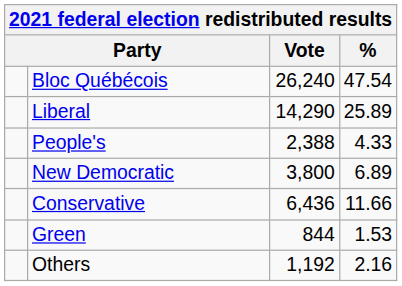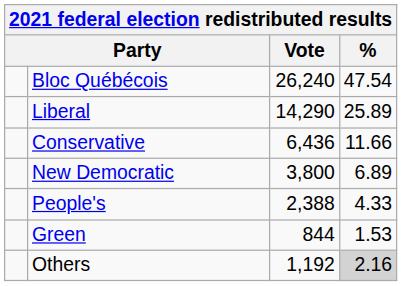rows swapped: (89, 204) <-> (69, 142)
(373, 265) no background -> (373, 265) lightgrey background
